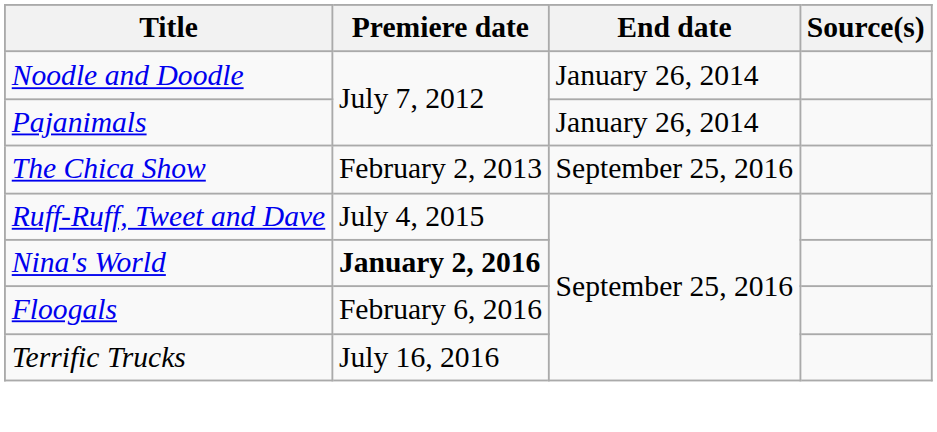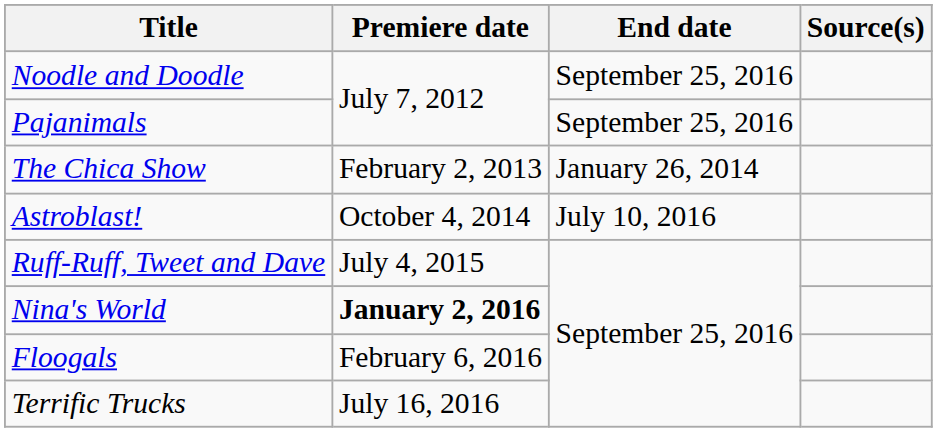(657, 74) January 26, 2014 -> (674, 74) September 25, 2016
(657, 121) January 26, 2014 -> (674, 121) September 25, 2016
(674, 168) September 25, 2016 -> (657, 168) January 26, 2014
+ row: (77, 215)
